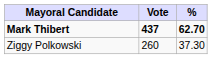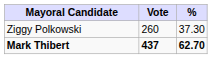rows swapped: (38, 29) <-> (44, 45)
